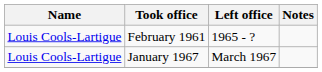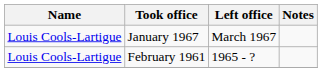rows swapped: (166, 36) <-> (163, 57)
